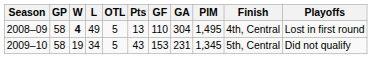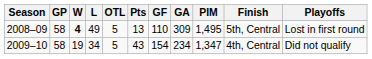(182, 29) 304 -> (182, 29) 309
(253, 29) 4th, Central -> (253, 29) 5th, Central
(160, 45) 153 -> (160, 45) 154
(182, 45) 231 -> (182, 45) 234
(208, 45) 1,345 -> (208, 45) 1,347
(253, 45) 5th, Central -> (253, 45) 4th, Central
